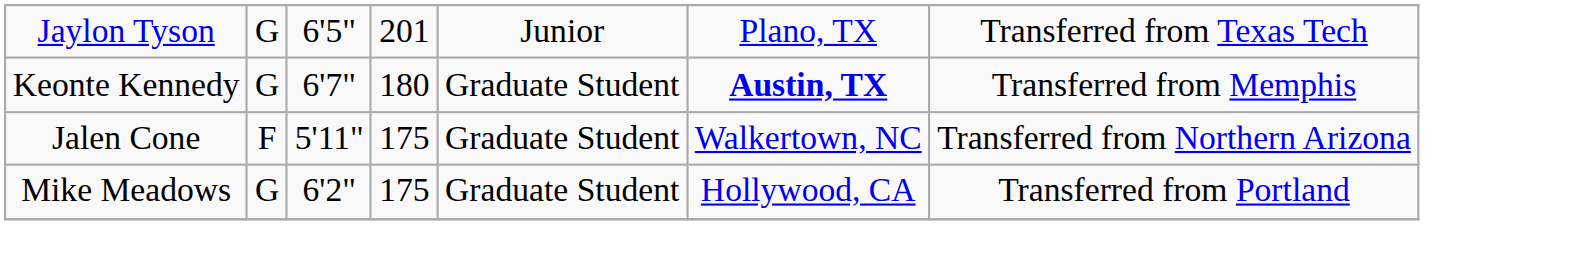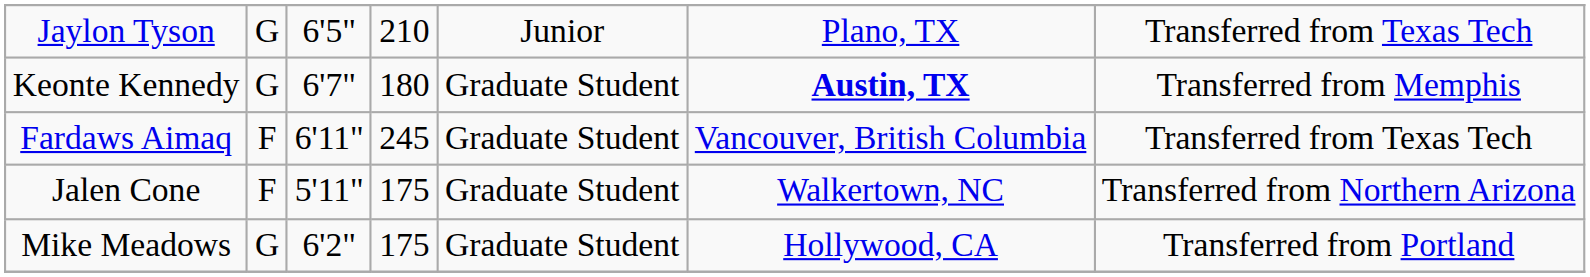(404, 31) 201 -> (404, 31) 210
+ row: (126, 137)
